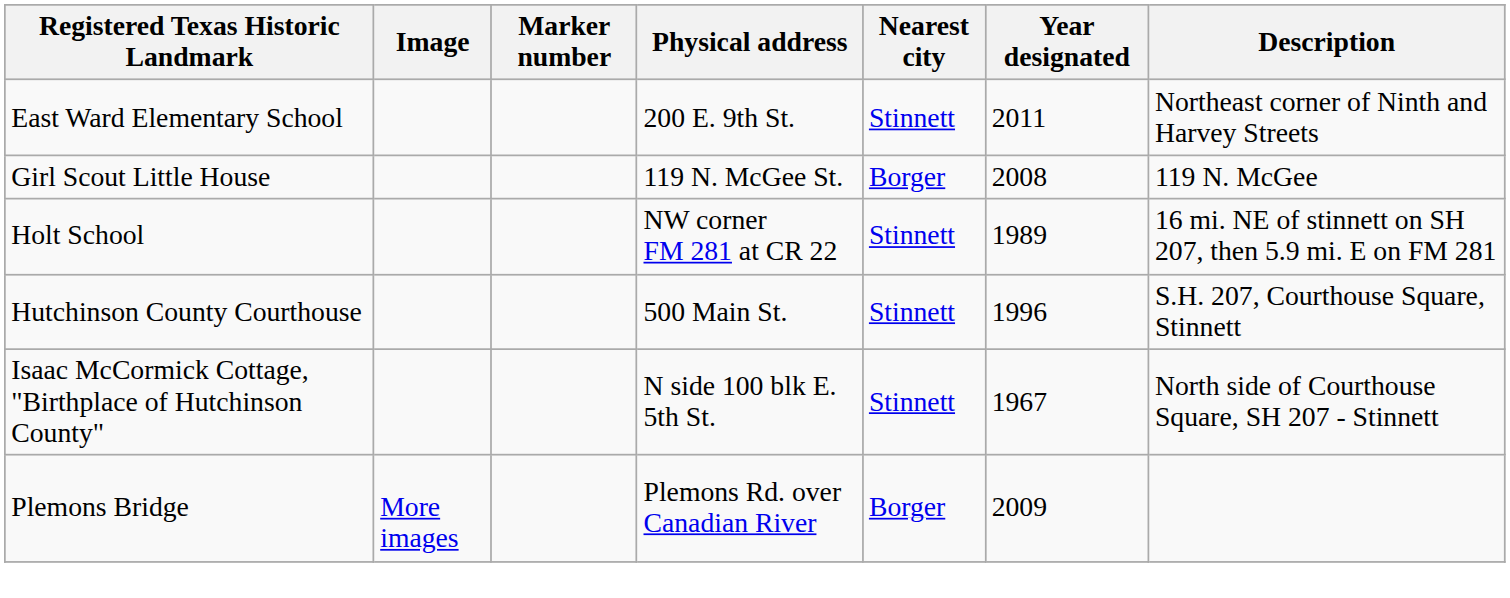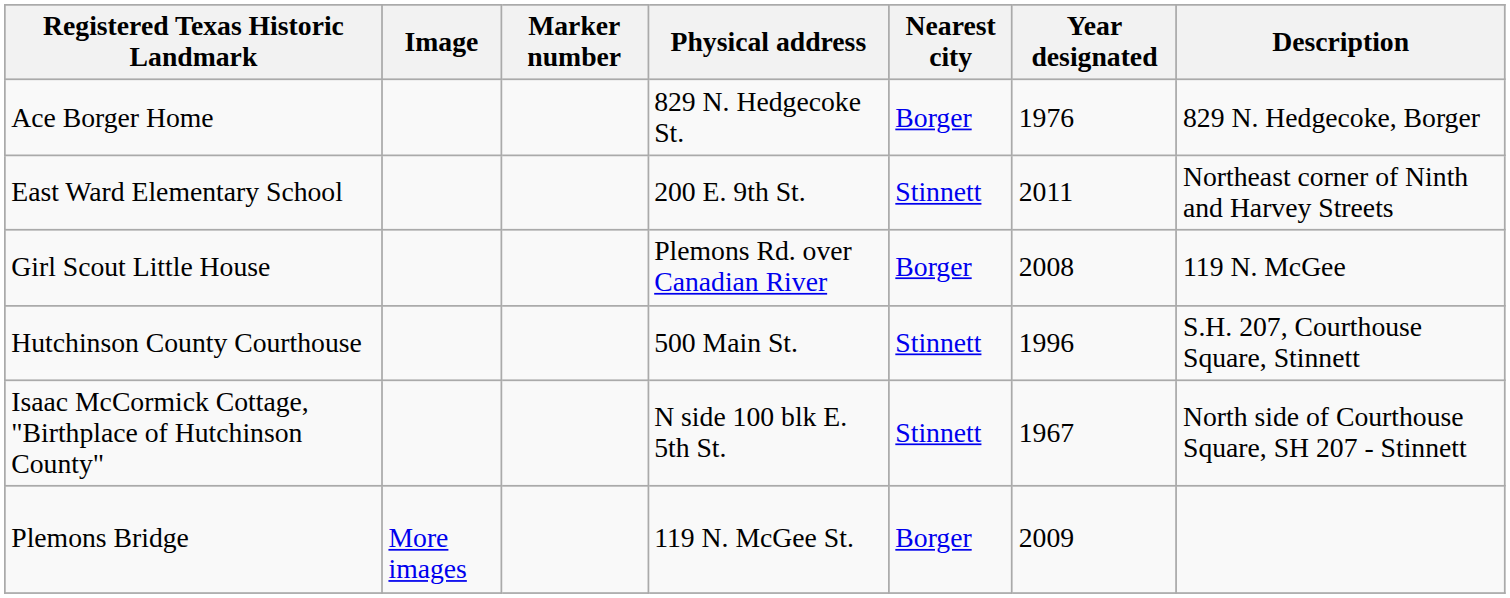+ row: (112, 117)
(743, 176) 119 N. McGee St. -> (753, 267) Plemons Rd. over Canadian River
- row: (78, 235)
(742, 507) Plemons Rd. over Canadian River -> (754, 538) 119 N. McGee St.
